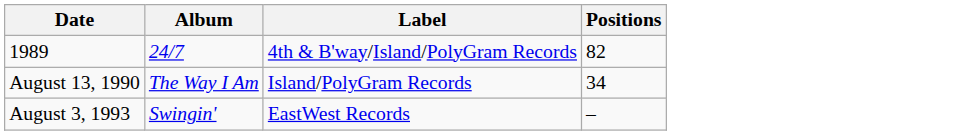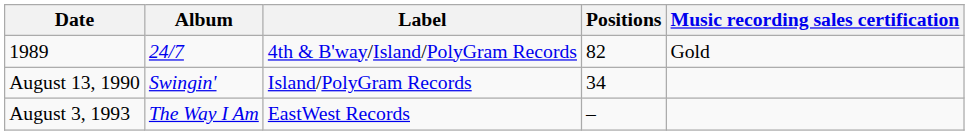+ column: (815, 20)
(204, 82) The Way I Am -> (183, 82) Swingin'
(183, 113) Swingin' -> (204, 113) The Way I Am
